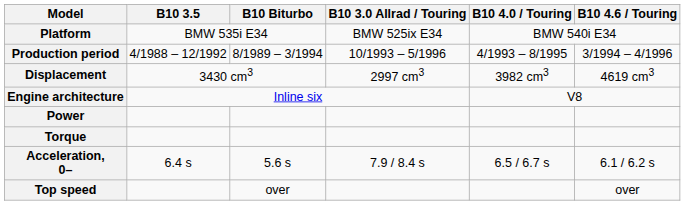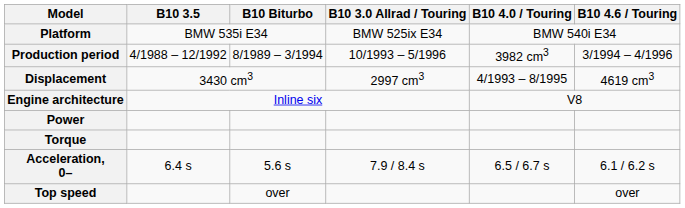(522, 53) 4/1993 – 8/1995 -> (522, 55) 3982 cm3
(522, 75) 3982 cm3 -> (522, 78) 4/1993 – 8/1995
